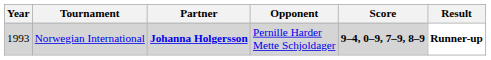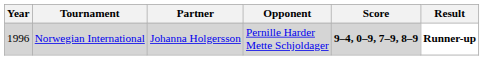(18, 39) 1993 -> (18, 39) 1996
(199, 39) bold -> (195, 39) normal
